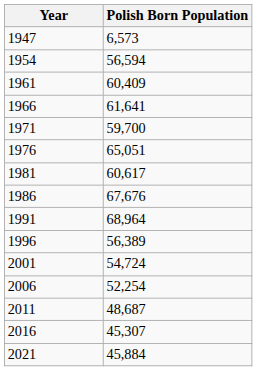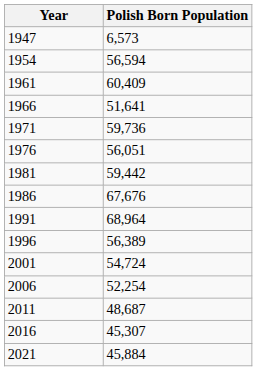(126, 106) 61,641 -> (126, 106) 51,641
(126, 128) 59,700 -> (126, 128) 59,736
(126, 151) 65,051 -> (126, 151) 56,051
(126, 173) 60,617 -> (126, 173) 59,442
